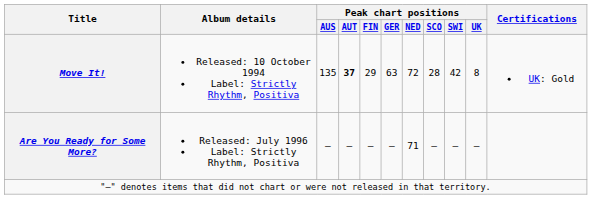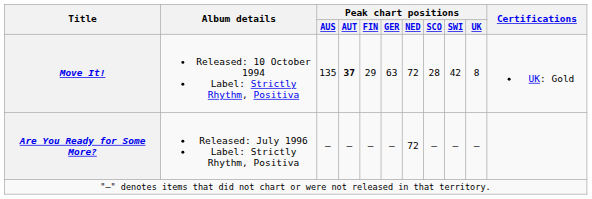(413, 146) 71 -> (413, 146) 72
